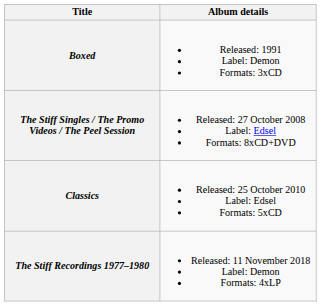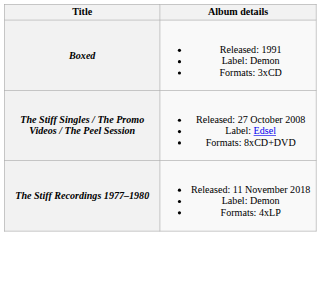- row: (82, 195)
